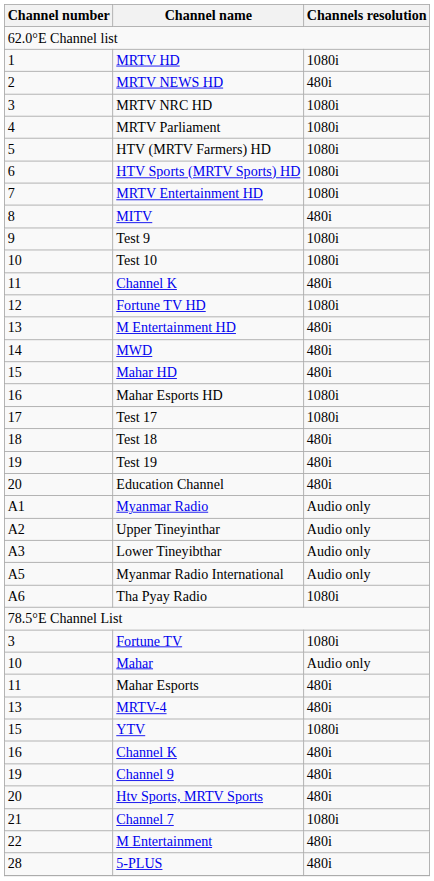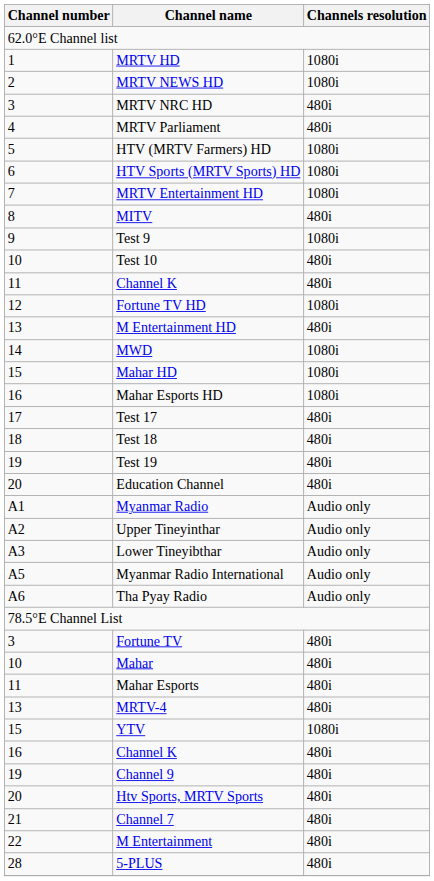(319, 82) 480i -> (323, 82) 1080i
(323, 104) 1080i -> (319, 104) 480i
(323, 127) 1080i -> (319, 127) 480i
(323, 261) 1080i -> (319, 261) 480i
(319, 350) 480i -> (323, 350) 1080i
(319, 372) 480i -> (323, 372) 1080i
(323, 417) 1080i -> (319, 417) 480i
(323, 596) 1080i -> (339, 596) Audio only
(323, 640) 1080i -> (319, 640) 480i
(339, 663) Audio only -> (319, 663) 480i
(323, 819) 1080i -> (319, 819) 480i
